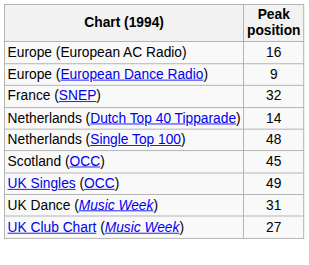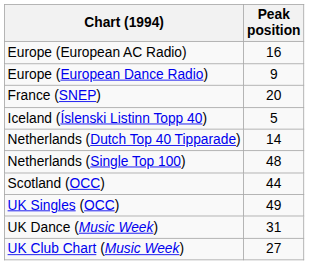(274, 96) 32 -> (274, 96) 20
+ row: (107, 118)
(274, 161) 45 -> (274, 183) 44
